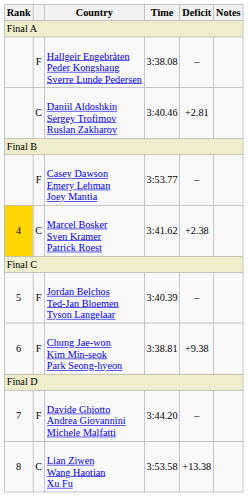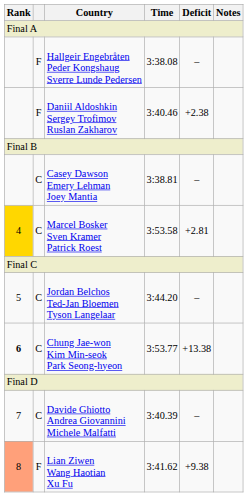(39, 113) C -> (39, 113) F
(197, 113) +2.81 -> (197, 113) +2.38
(39, 180) F -> (39, 180) C
(162, 180) 3:53.77 -> (162, 180) 3:38.81
(162, 231) 3:41.62 -> (162, 231) 3:53.58
(197, 231) +2.38 -> (197, 231) +2.81
(39, 298) F -> (39, 298) C
(162, 298) 3:40.39 -> (162, 298) 3:44.20
(19, 348) normal -> (19, 348) bold
(39, 348) F -> (39, 348) C
(162, 348) 3:38.81 -> (162, 348) 3:53.77
(197, 348) +9.38 -> (197, 348) +13.38
(39, 415) F -> (39, 415) C
(162, 415) 3:44.20 -> (162, 415) 3:40.39
(19, 466) no background -> (19, 466) lightsalmon background
(39, 466) C -> (39, 466) F
(162, 466) 3:53.58 -> (162, 466) 3:41.62
(197, 466) +13.38 -> (197, 466) +9.38
